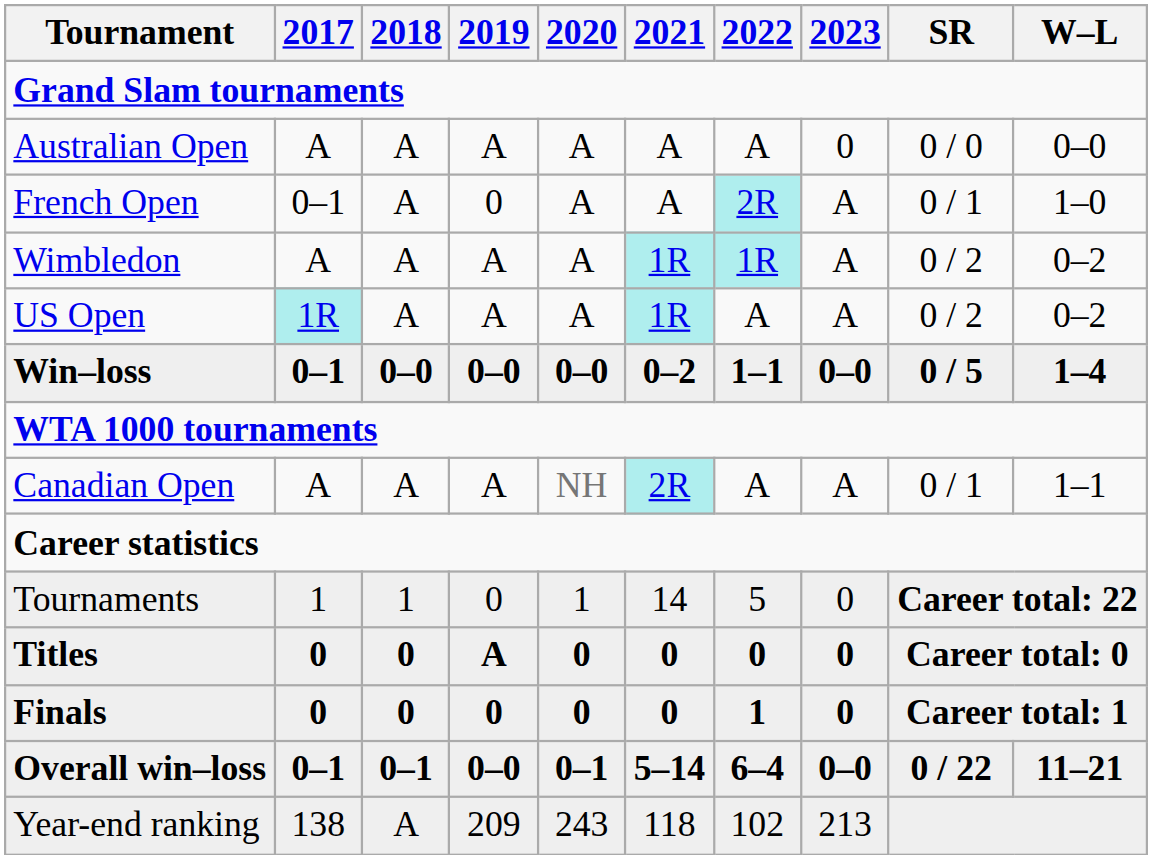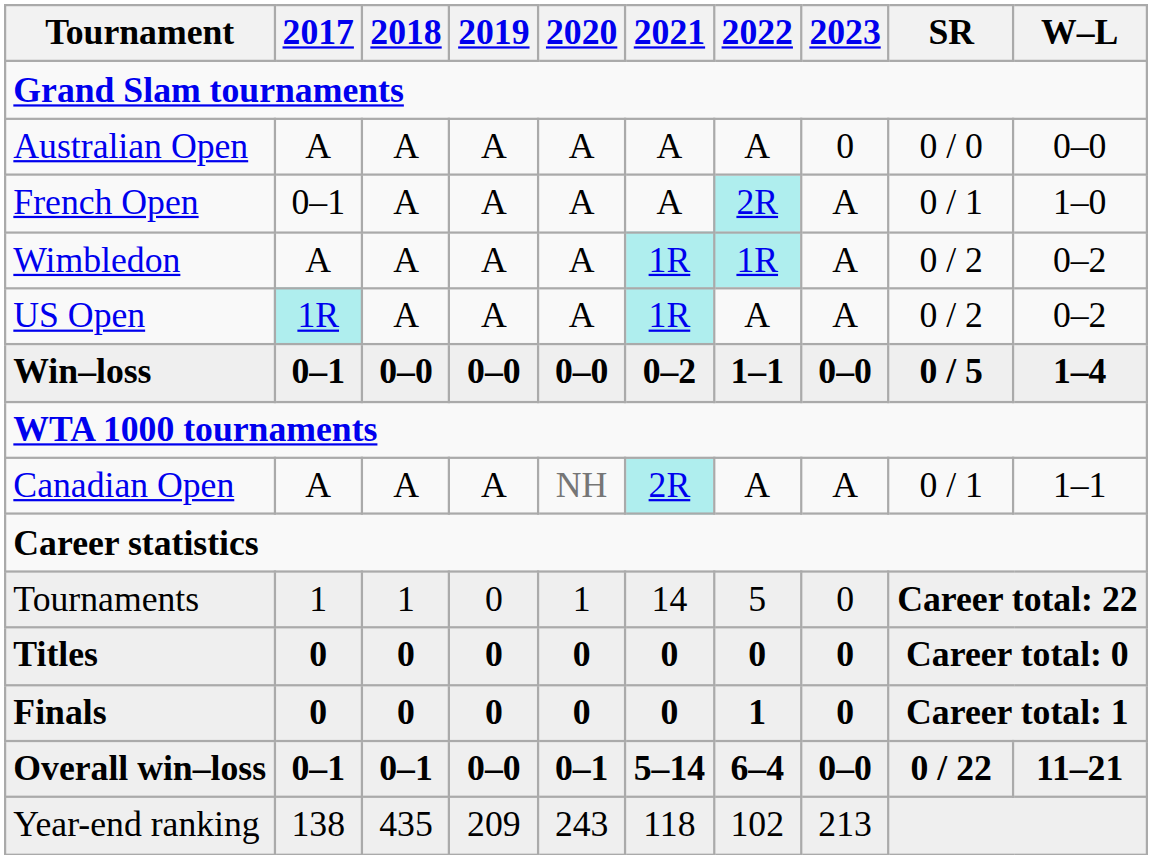(494, 202) 0 -> (494, 202) A
(494, 655) A -> (494, 655) 0
(406, 825) A -> (406, 825) 435
